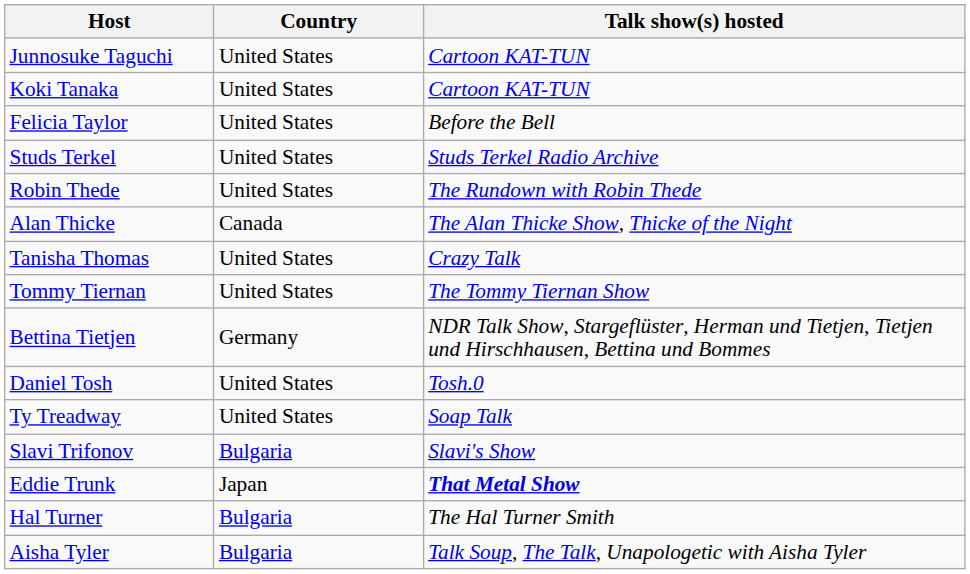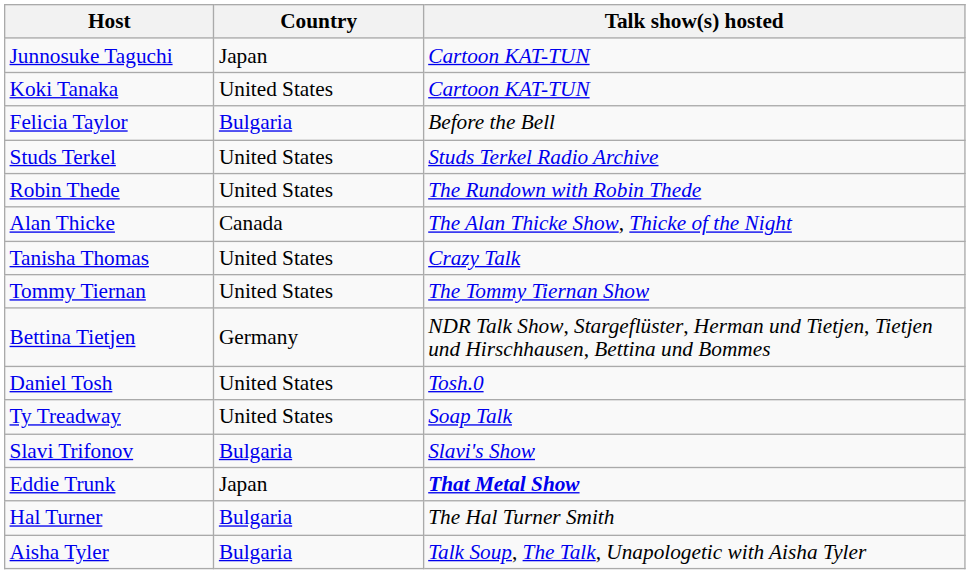(276, 55) United States -> (243, 55) Japan
(276, 122) United States -> (256, 122) Bulgaria
